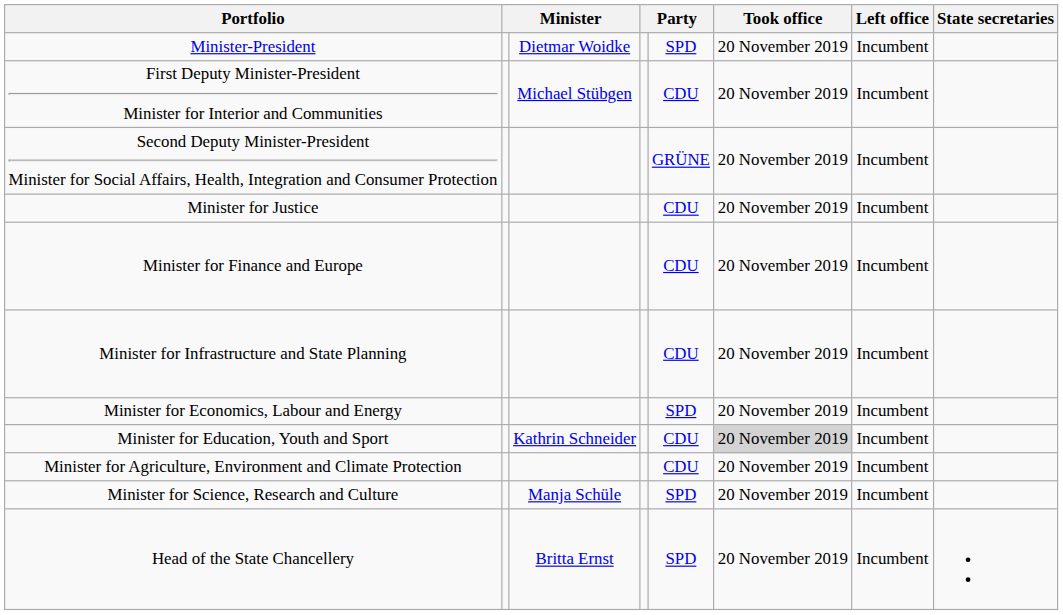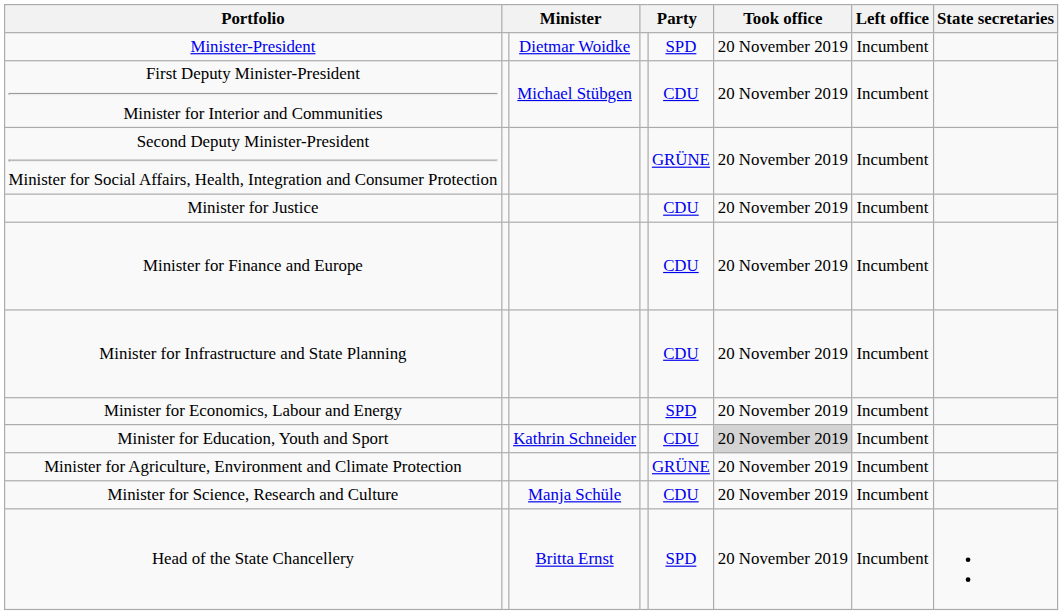(681, 466) CDU -> (681, 466) GRÜNE
(681, 494) SPD -> (681, 494) CDU
